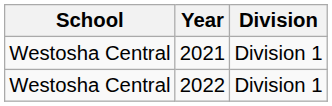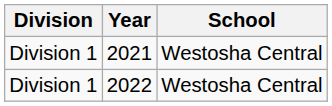columns swapped: (90, 20) <-> (278, 20)
